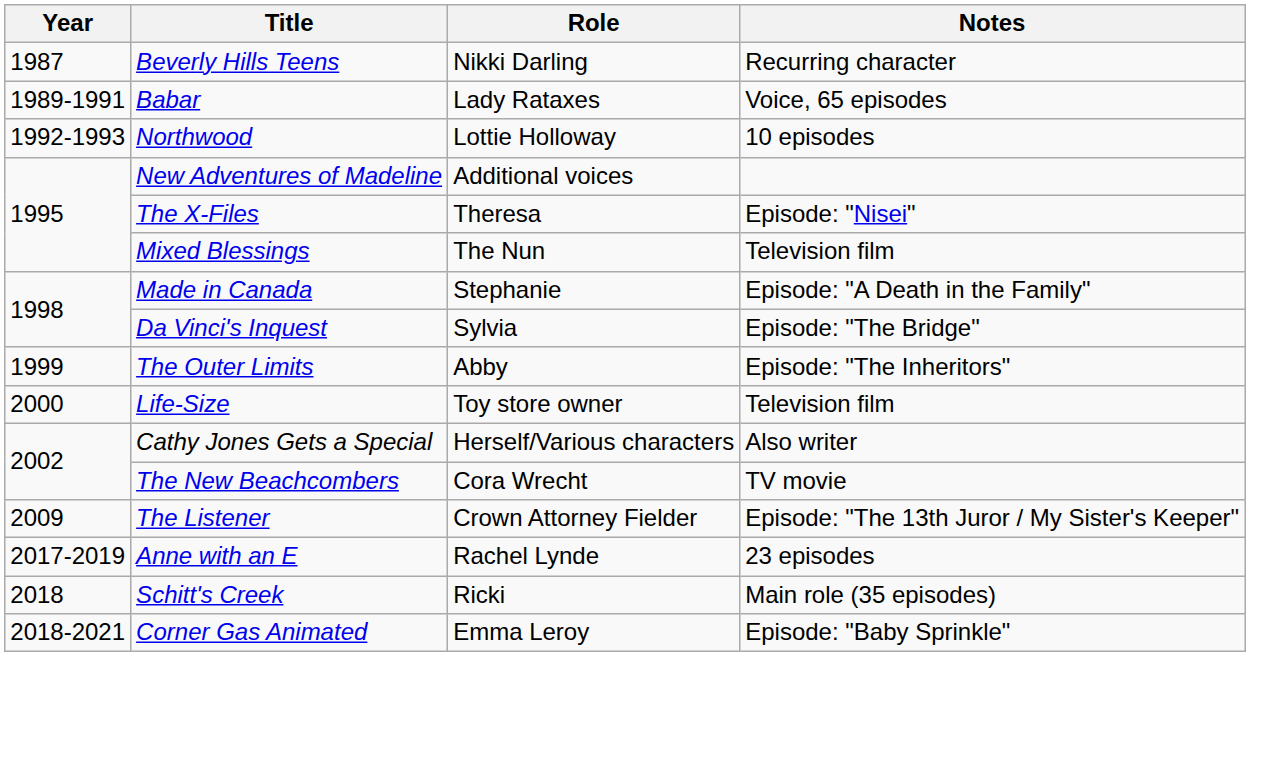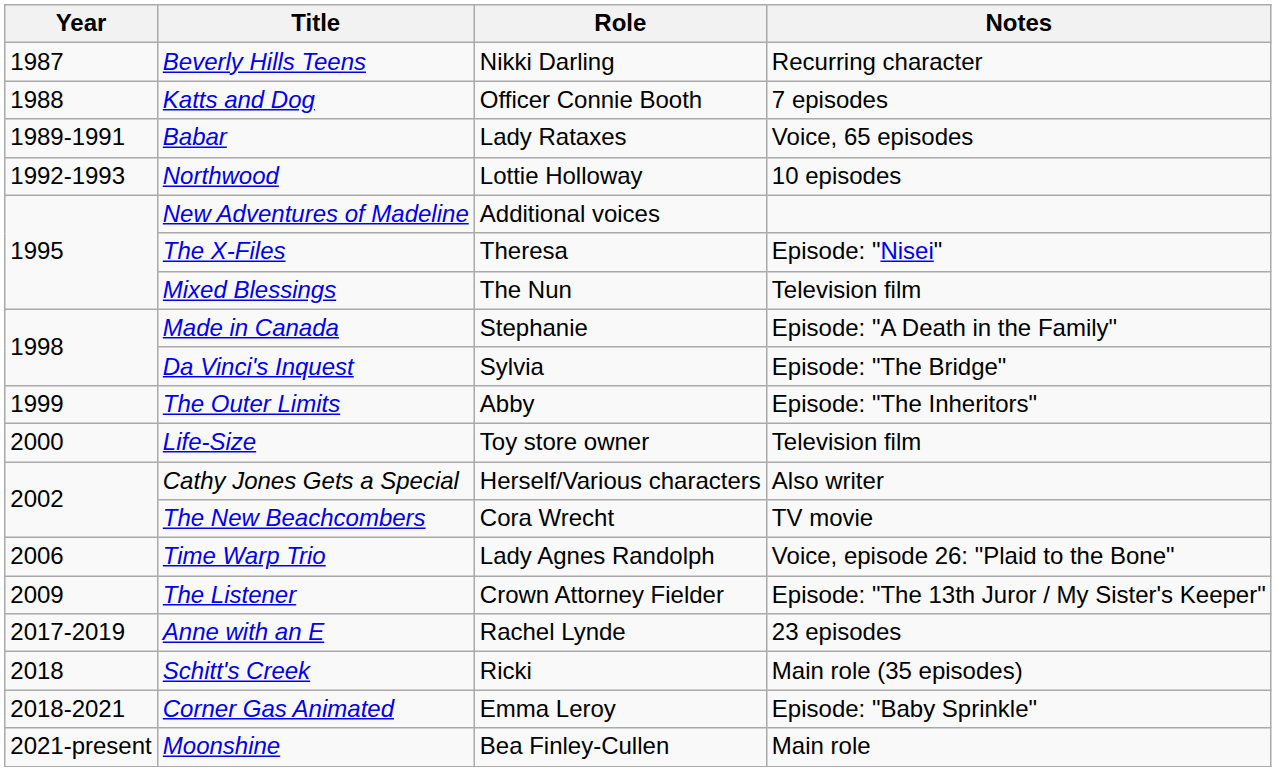+ row: (239, 99)
+ row: (244, 556)
+ row: (222, 746)
